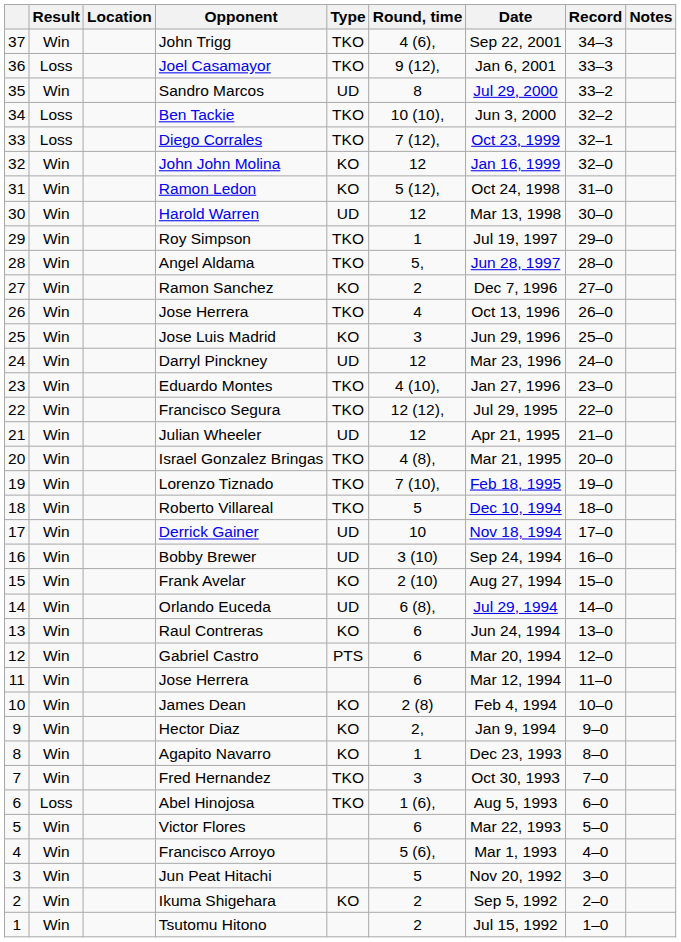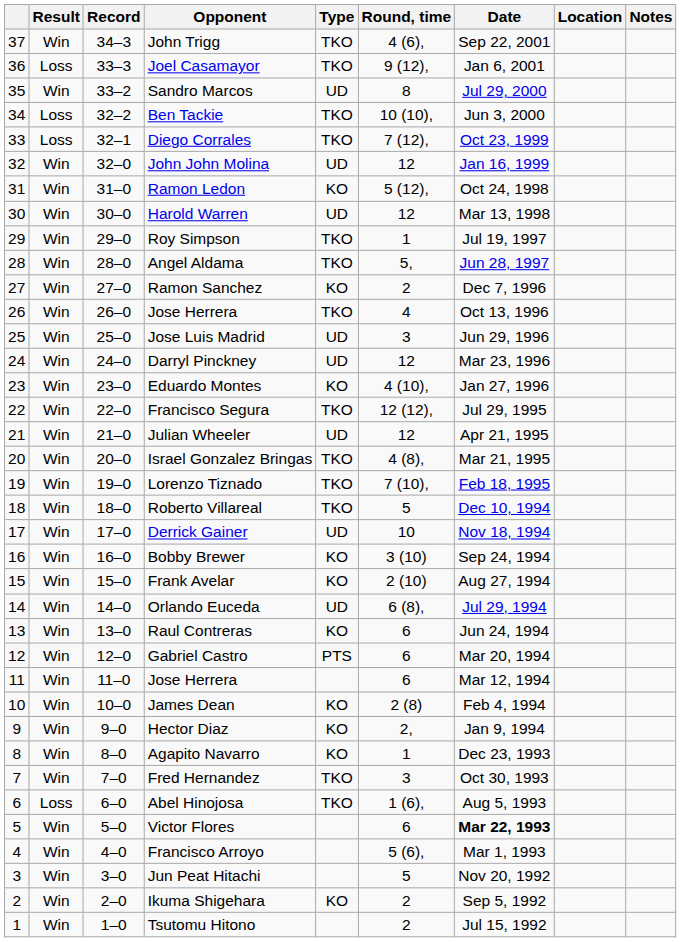columns swapped: (596, 17) <-> (119, 17)
(348, 164) KO -> (337, 164) UD
(348, 336) KO -> (337, 336) UD
(348, 385) TKO -> (337, 385) KO
(348, 557) UD -> (337, 557) KO
(516, 827) normal -> (504, 827) bold
